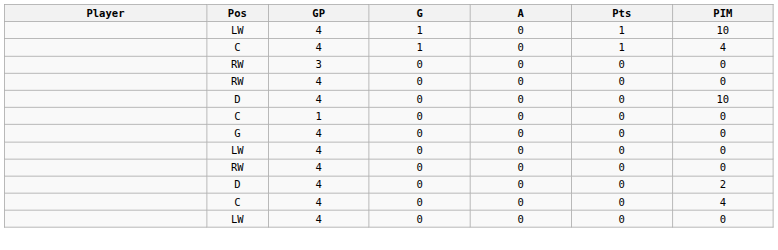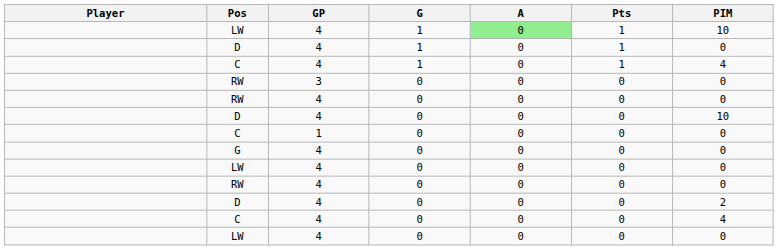(521, 30) no background -> (521, 30) lightgreen background
+ row: (237, 47)
